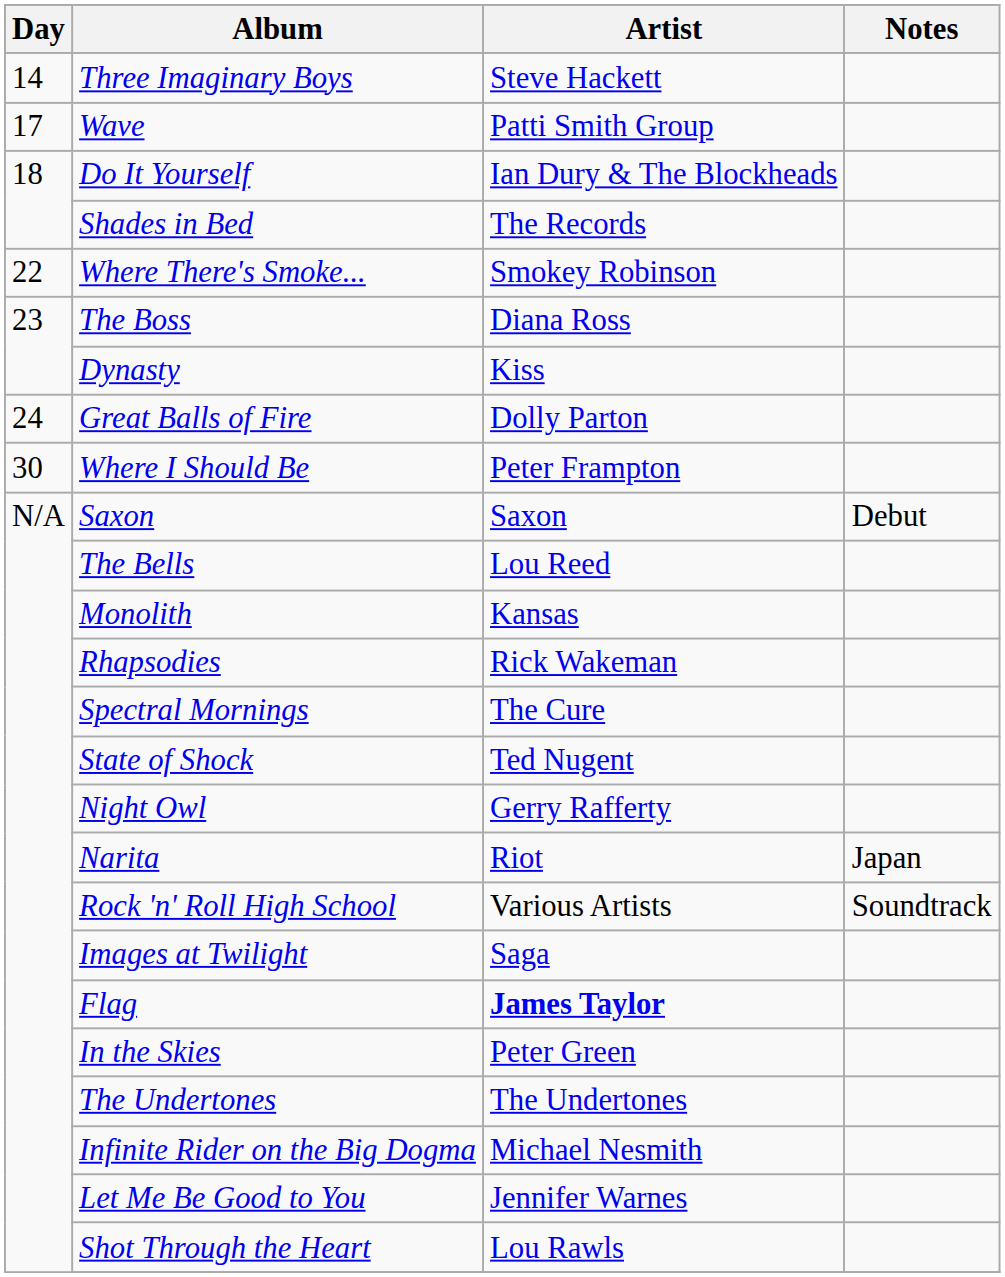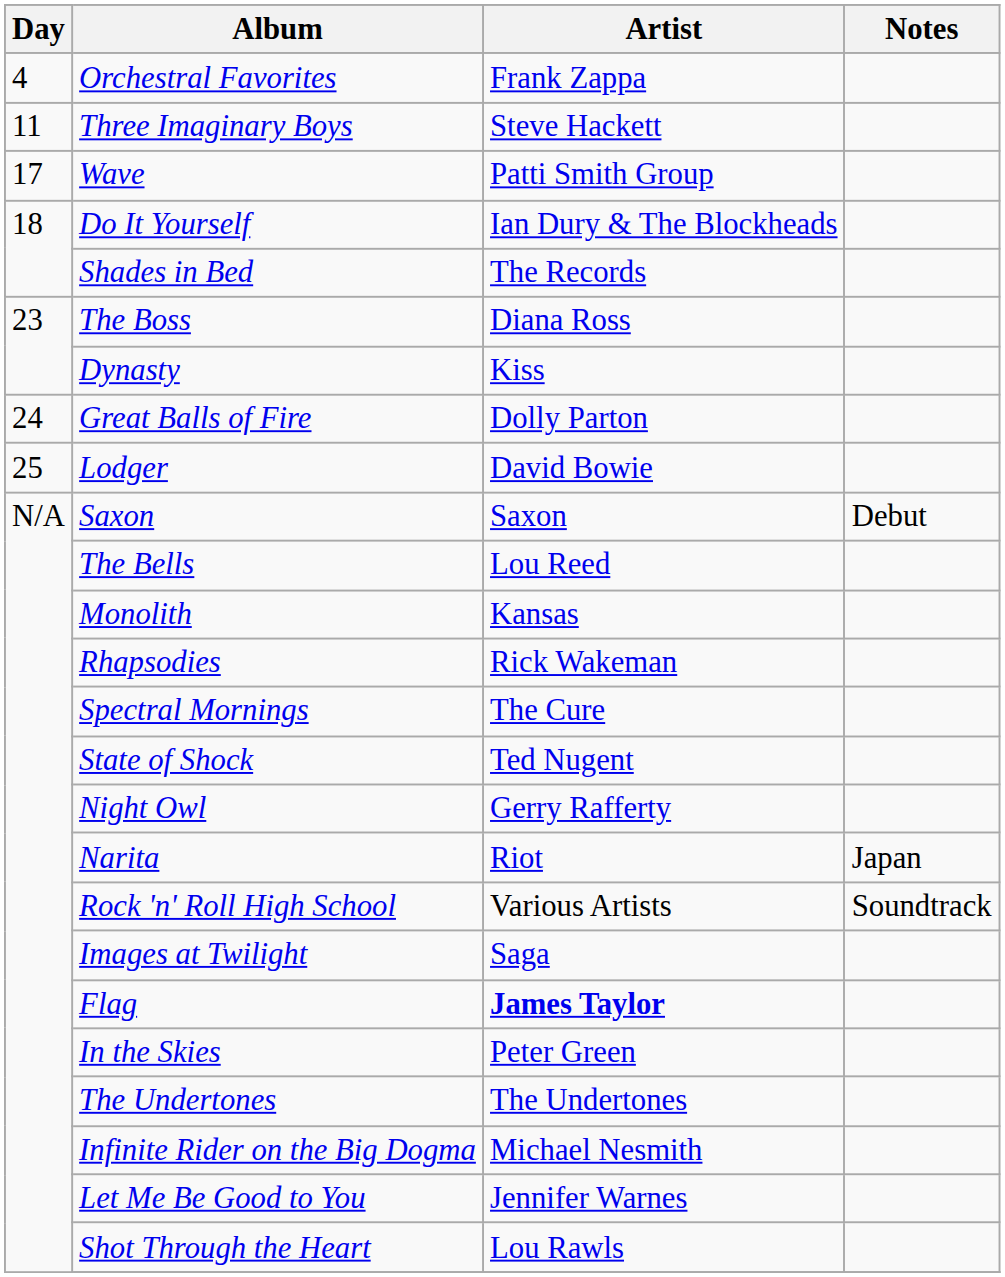+ row: (208, 77)
(27, 77) 14 -> (27, 126) 11
- row: (222, 272)
+ row: (124, 467)
- row: (194, 467)
